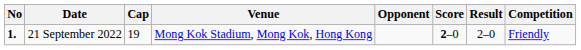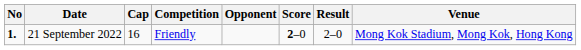columns swapped: (263, 14) <-> (540, 14)
(133, 34) 19 -> (133, 34) 16
